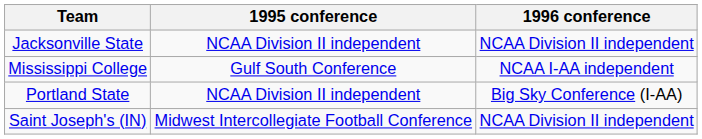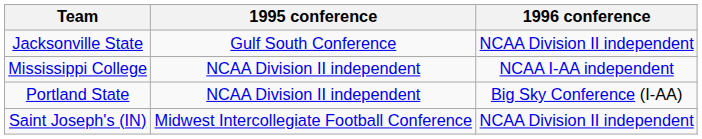(313, 43) NCAA Division II independent -> (313, 43) Gulf South Conference
(313, 69) Gulf South Conference -> (313, 69) NCAA Division II independent
